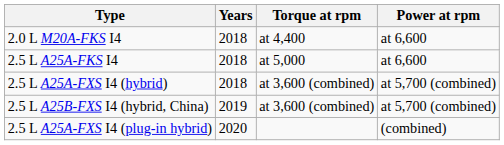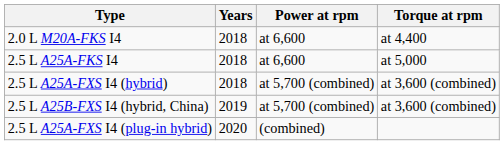columns swapped: (438, 15) <-> (317, 15)
